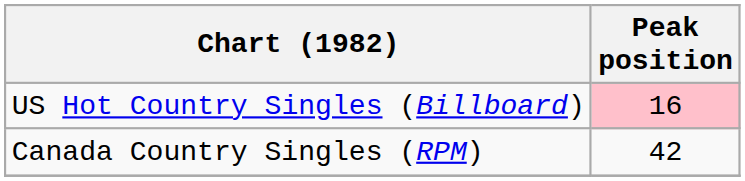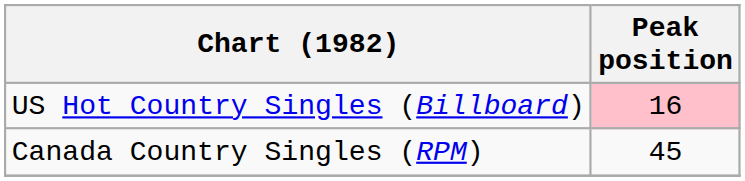(666, 152) 42 -> (666, 152) 45
